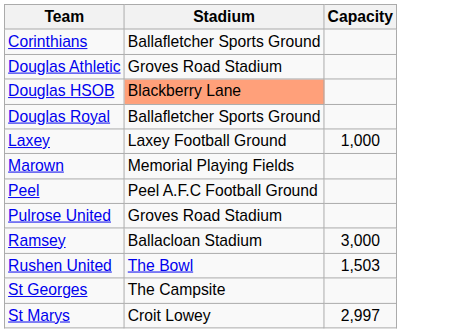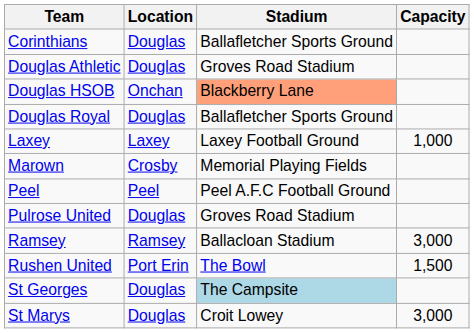+ column: (160, 16)
(360, 265) 1,503 -> (433, 265) 1,500
(177, 290) no background -> (249, 290) lightblue background
(360, 315) 2,997 -> (433, 315) 3,000
